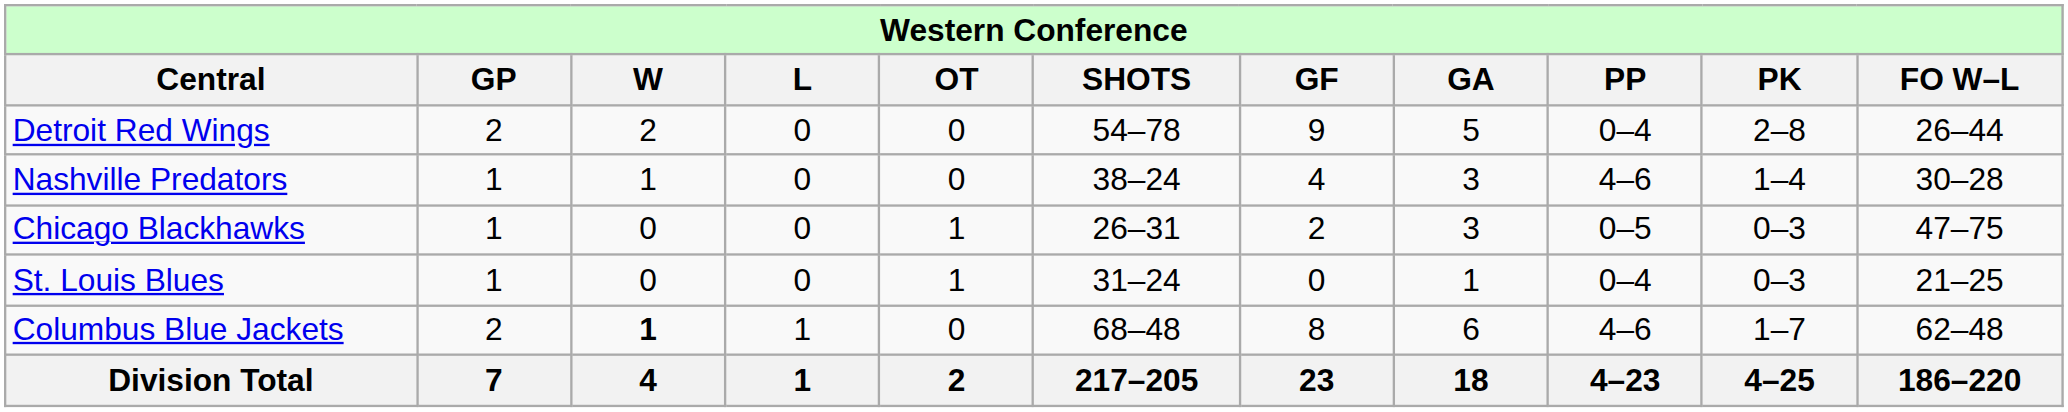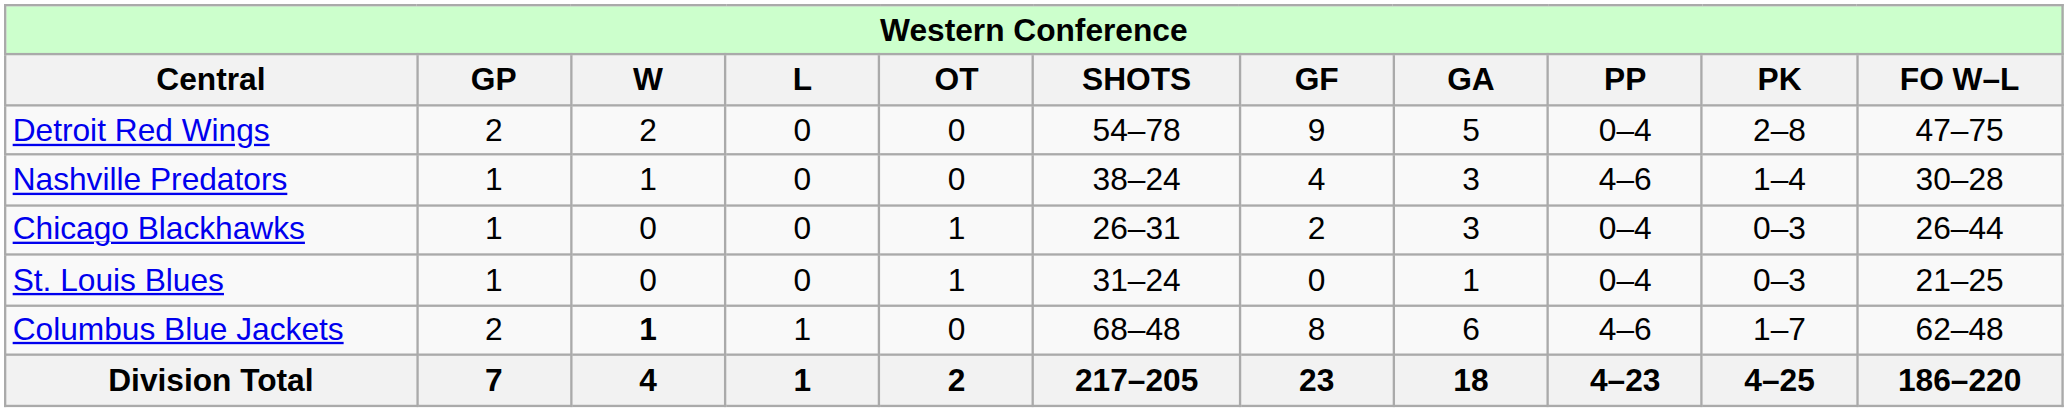(1960, 130) 26–44 -> (1960, 130) 47–75
(1625, 230) 0–5 -> (1625, 230) 0–4
(1960, 230) 47–75 -> (1960, 230) 26–44
